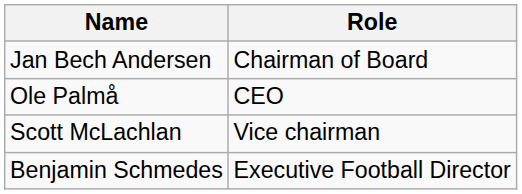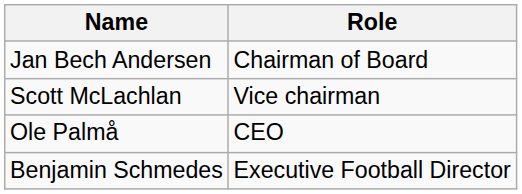rows swapped: (96, 133) <-> (64, 96)
